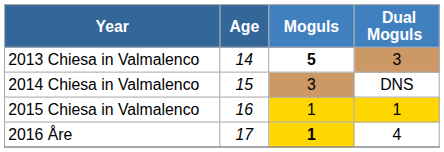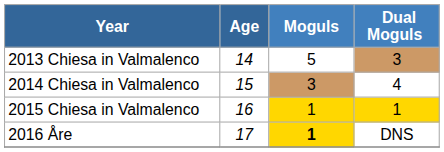(311, 60) bold -> (311, 60) normal
(397, 85) DNS -> (397, 85) 4
(397, 135) 4 -> (397, 135) DNS
